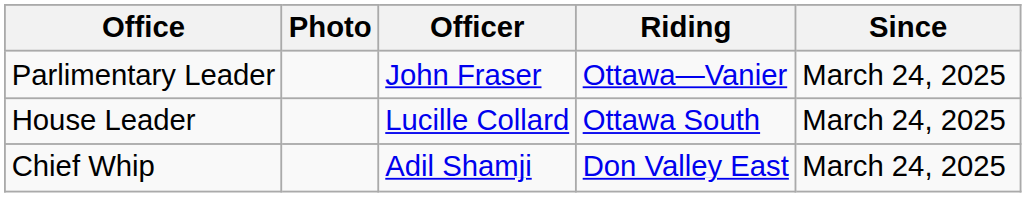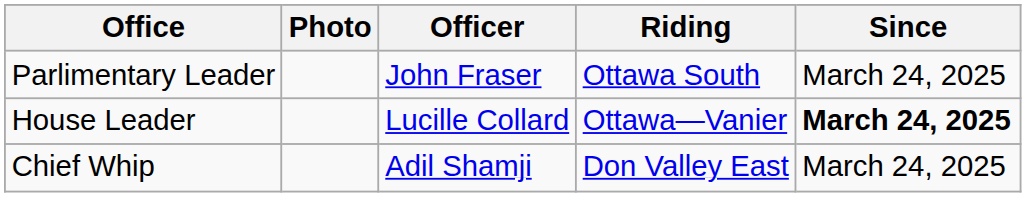(685, 74) Ottawa—Vanier -> (671, 74) Ottawa South
(671, 120) Ottawa South -> (685, 120) Ottawa—Vanier
(904, 120) normal -> (907, 120) bold
